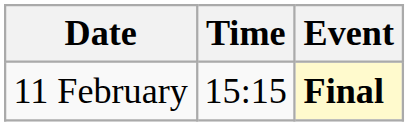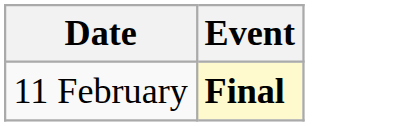- column: (246, 33)
